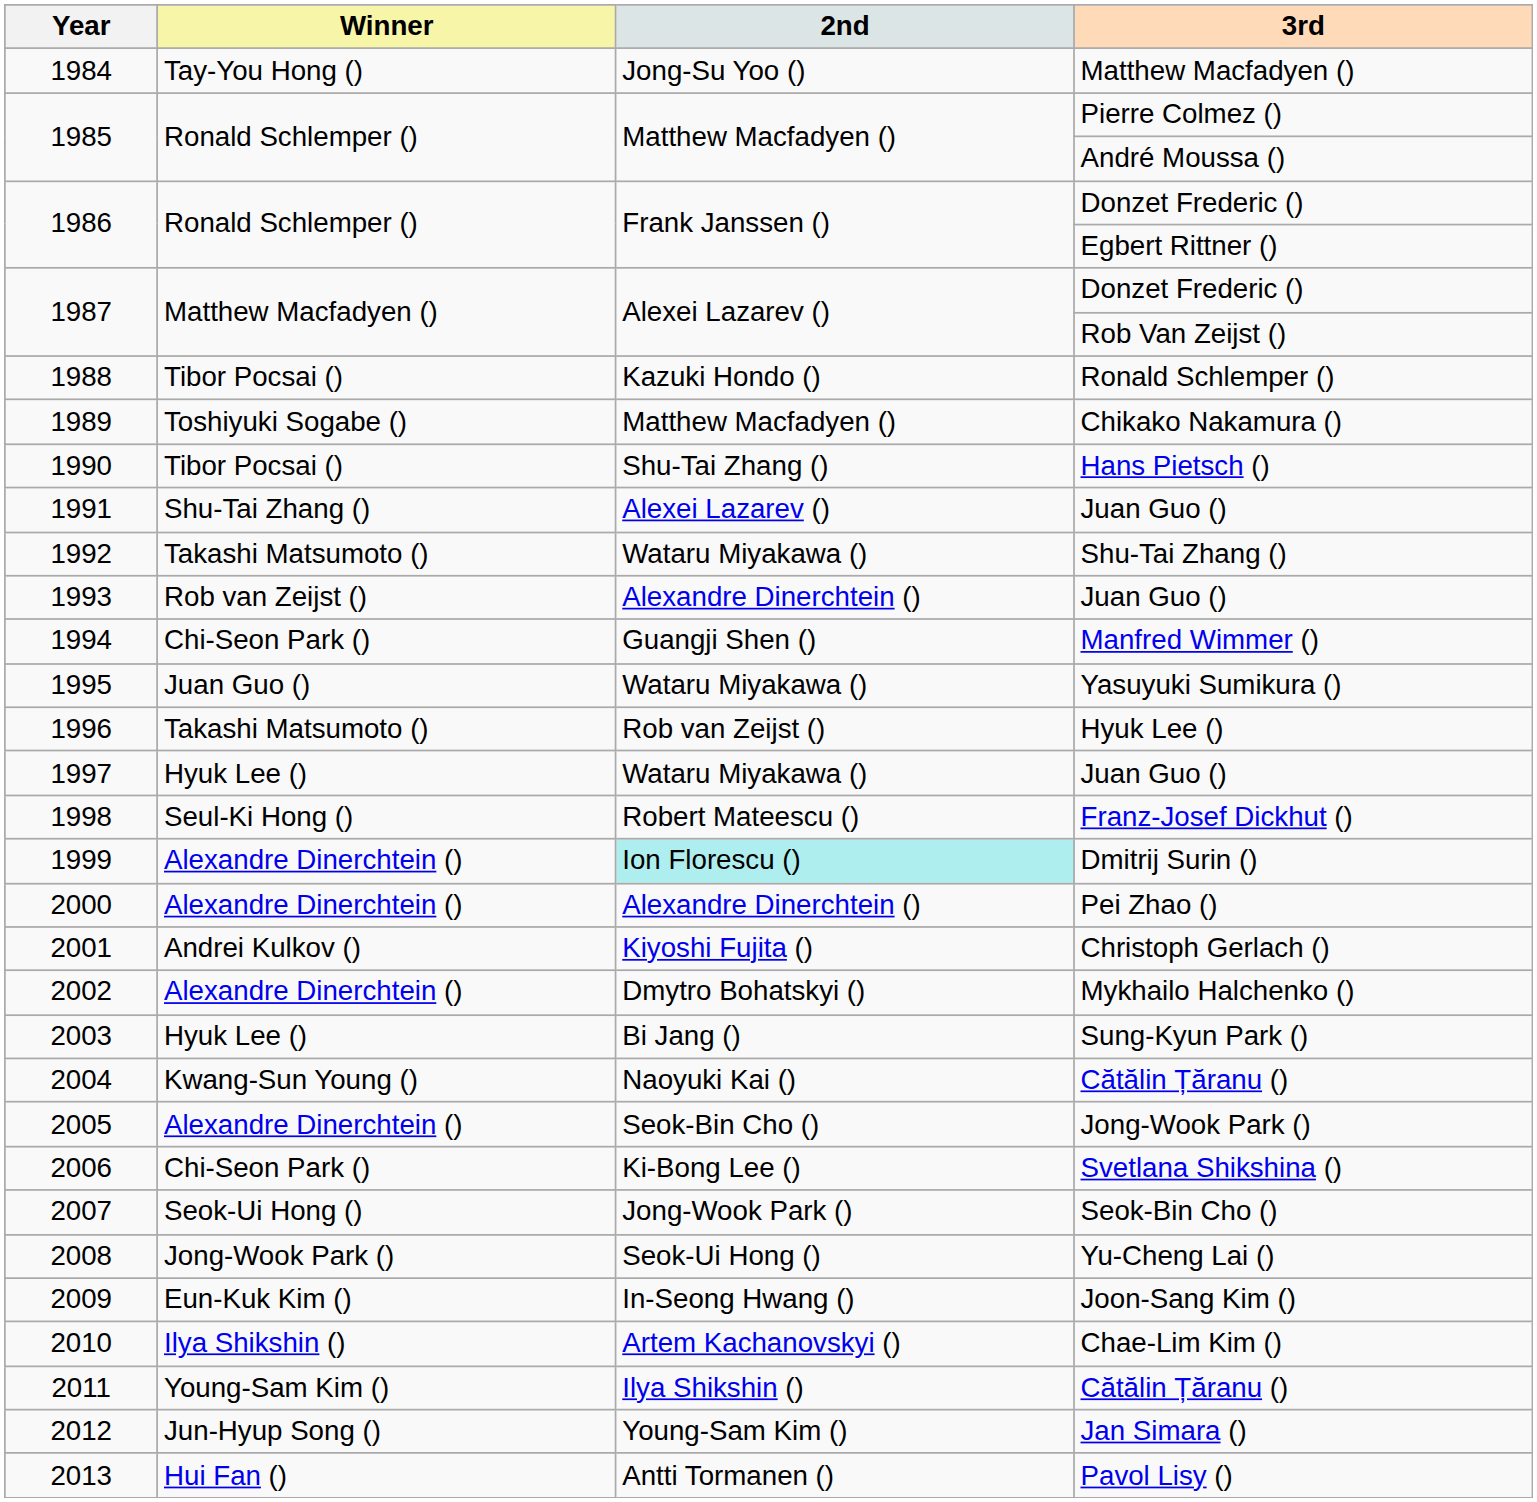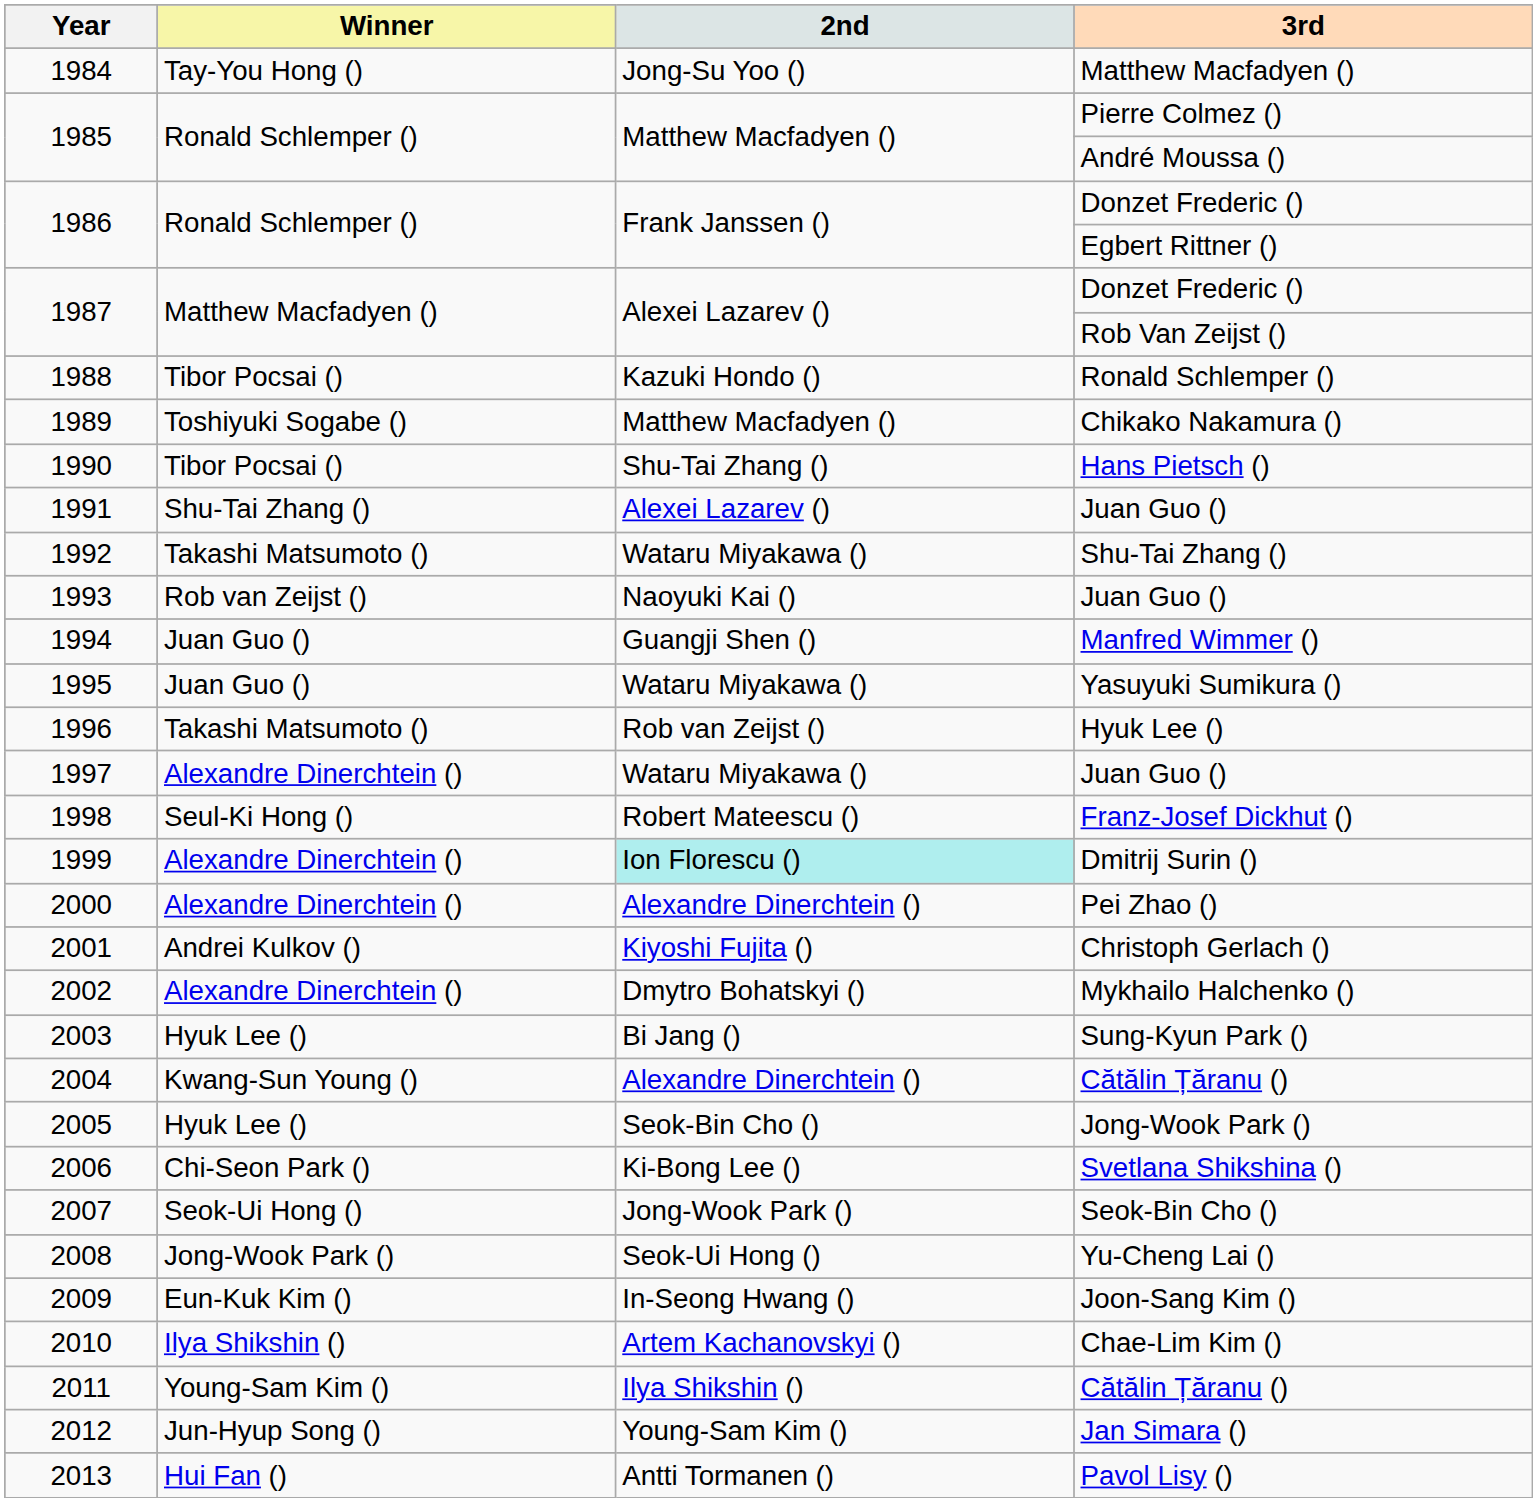(771, 597) Alexandre Dinerchtein () -> (709, 597) Naoyuki Kai ()
(267, 641) Chi-Seon Park () -> (237, 641) Juan Guo ()
(236, 772) Hyuk Lee () -> (313, 772) Alexandre Dinerchtein ()
(709, 1080) Naoyuki Kai () -> (771, 1080) Alexandre Dinerchtein ()
(313, 1123) Alexandre Dinerchtein () -> (236, 1123) Hyuk Lee ()
